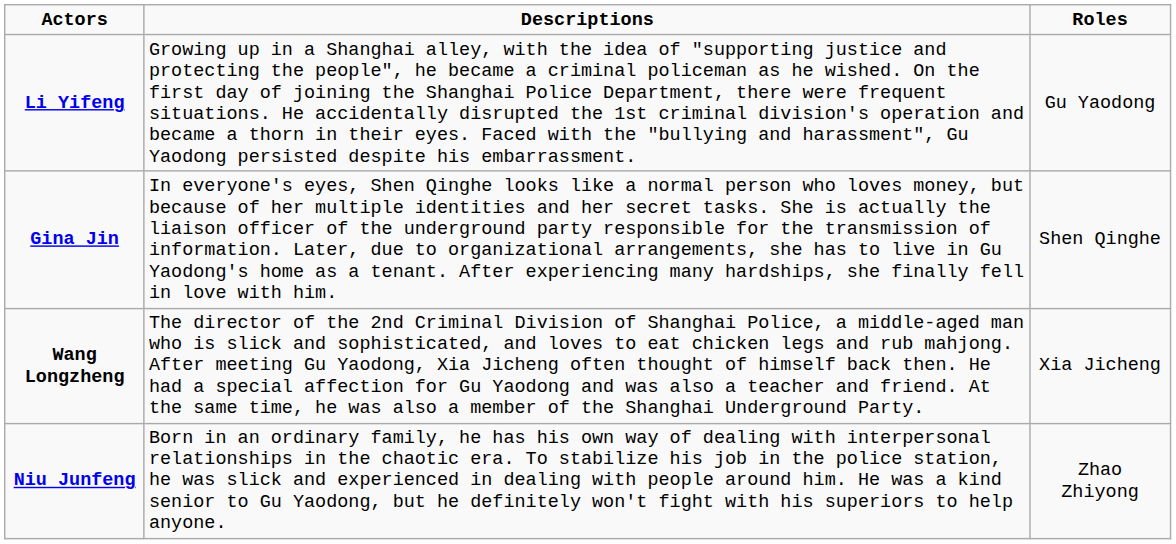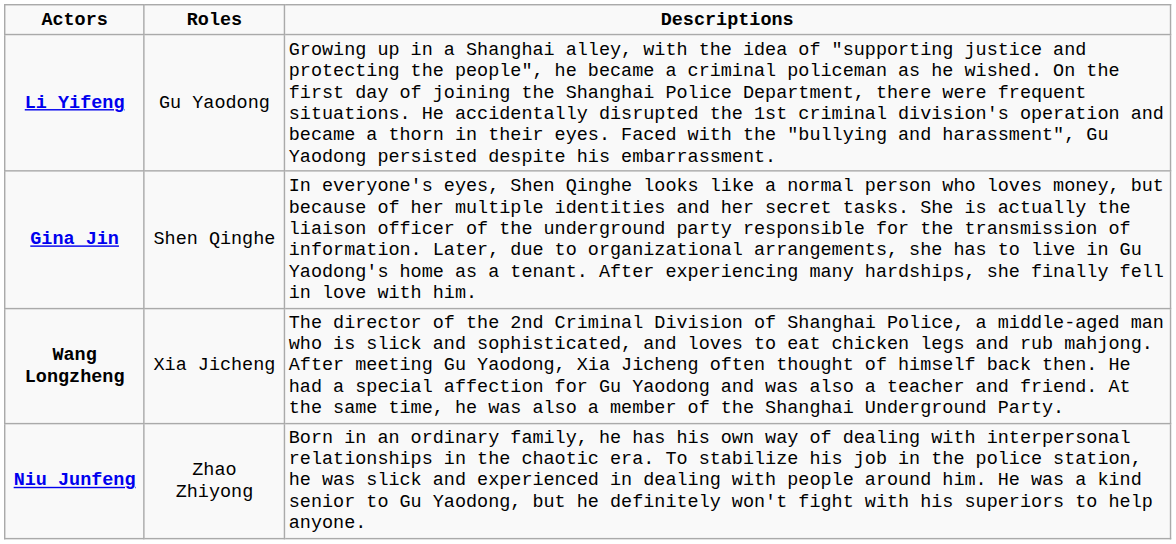columns swapped: (1100, 20) <-> (587, 20)
